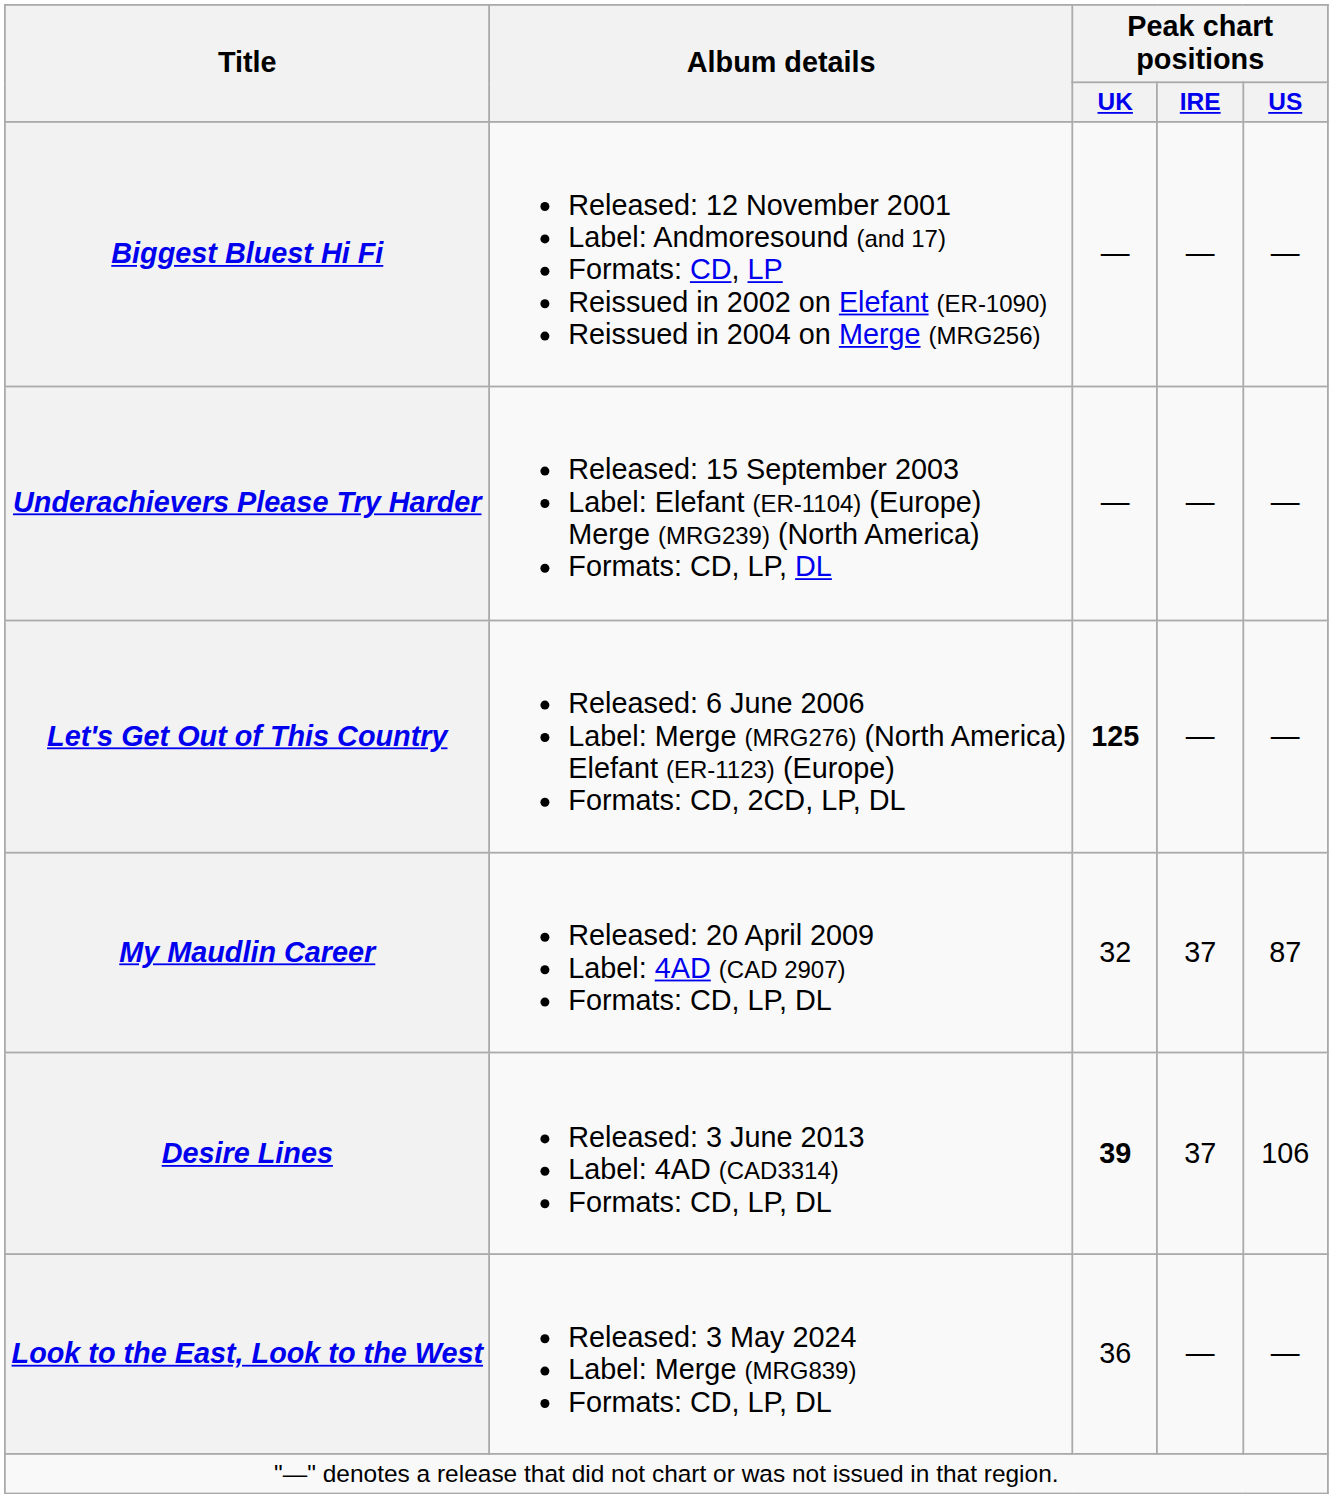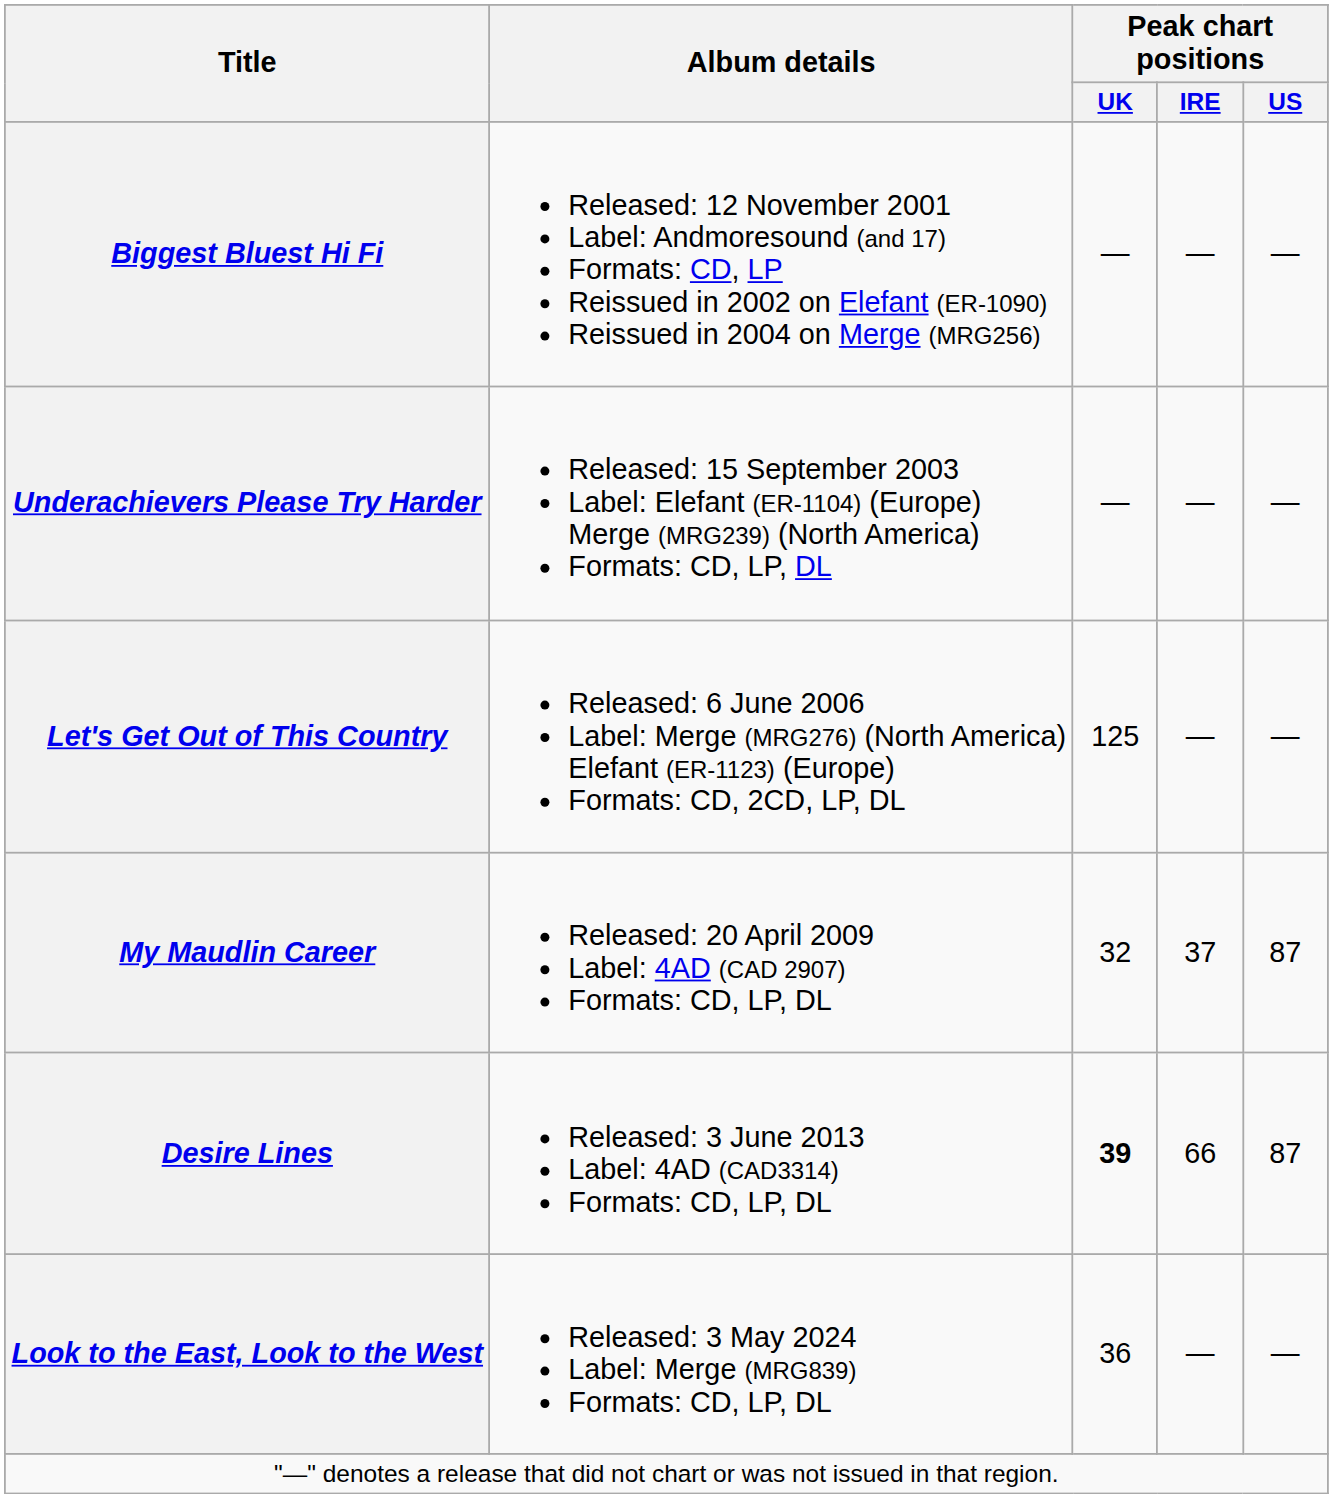(1115, 735) bold -> (1115, 735) normal
(1200, 1152) 37 -> (1200, 1152) 66
(1285, 1152) 106 -> (1285, 1152) 87
